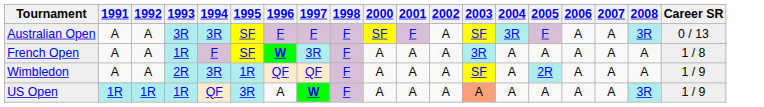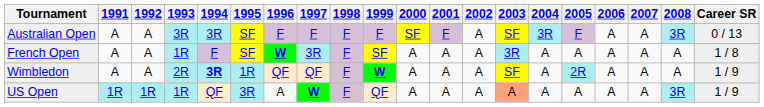+ column: (380, 14)
(214, 72) normal -> (214, 72) bold
